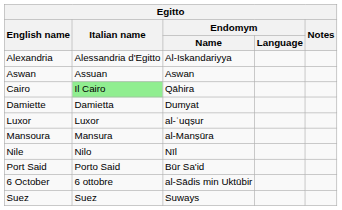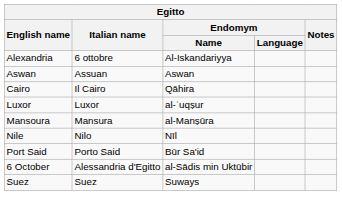(117, 58) Alessandria d'Egitto -> (94, 58) 6 ottobre
(90, 89) lightgreen background -> (90, 89) no background
- row: (26, 105)
(94, 182) 6 ottobre -> (117, 167) Alessandria d'Egitto
